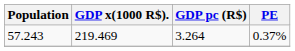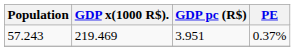(190, 35) 3.264 -> (190, 35) 3.951
